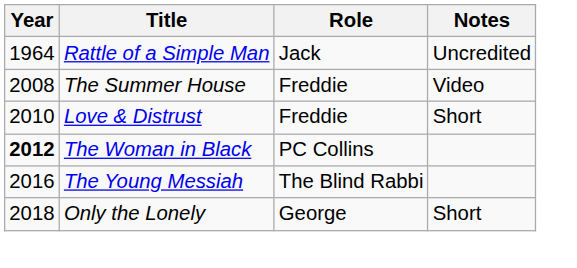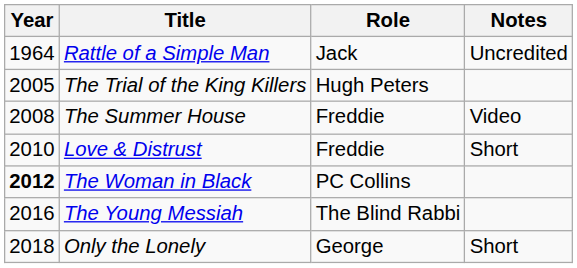+ row: (185, 85)
